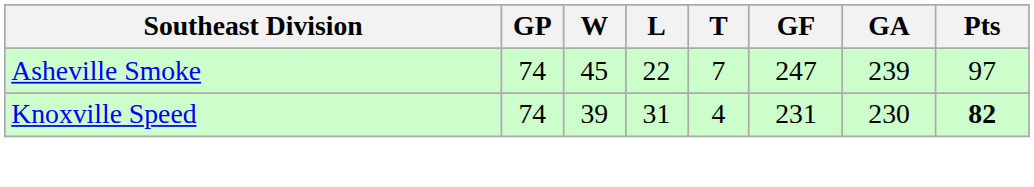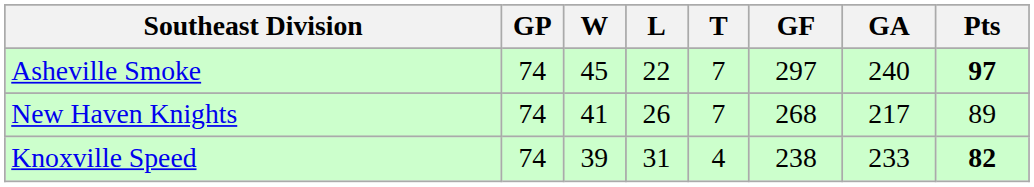(796, 70) 247 -> (796, 70) 297
(889, 70) 239 -> (889, 70) 240
(982, 70) normal -> (982, 70) bold
+ row: (124, 114)
(796, 114) 231 -> (796, 158) 238
(889, 114) 230 -> (889, 158) 233
